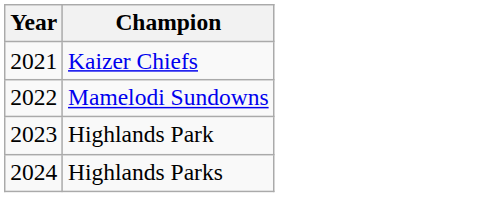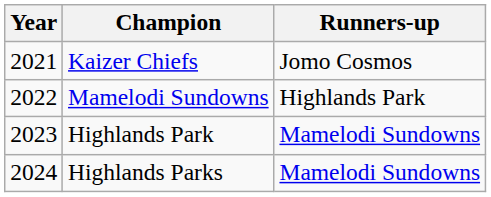+ column: (380, 23)
